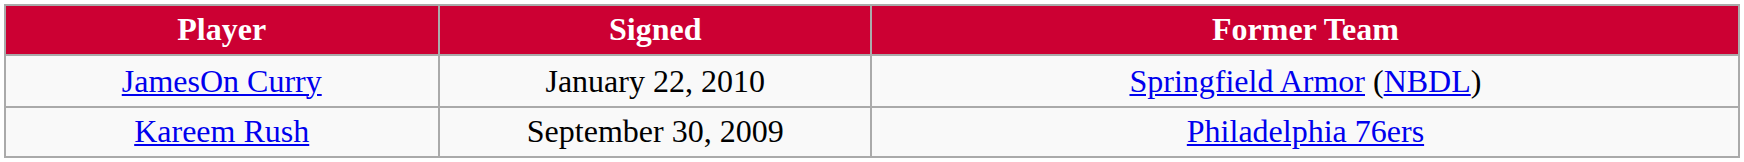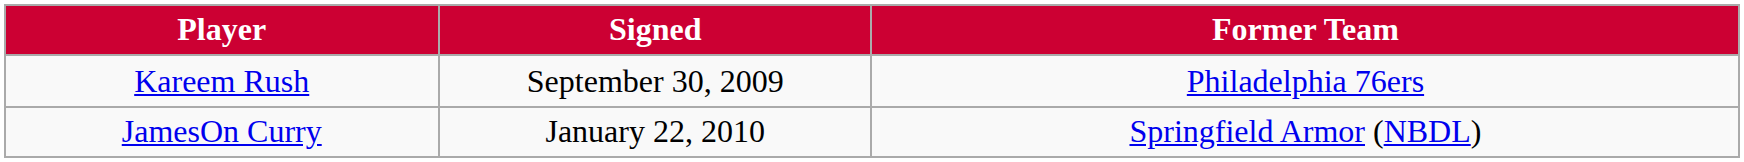rows swapped: (222, 131) <-> (222, 80)
